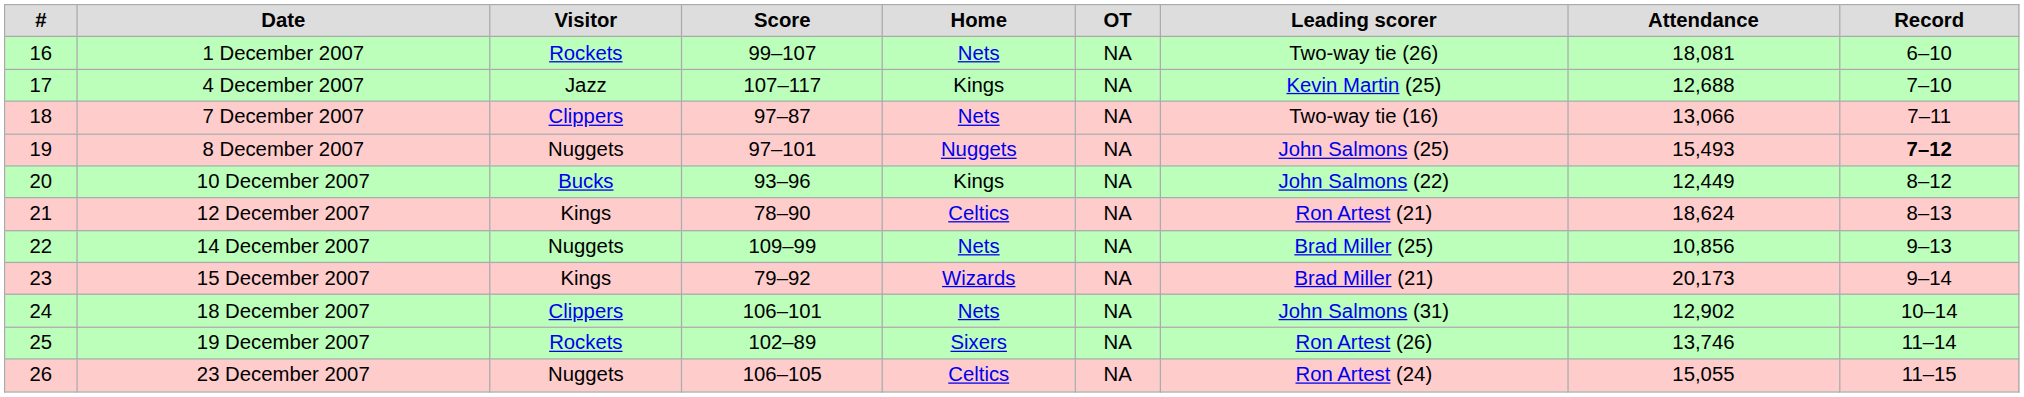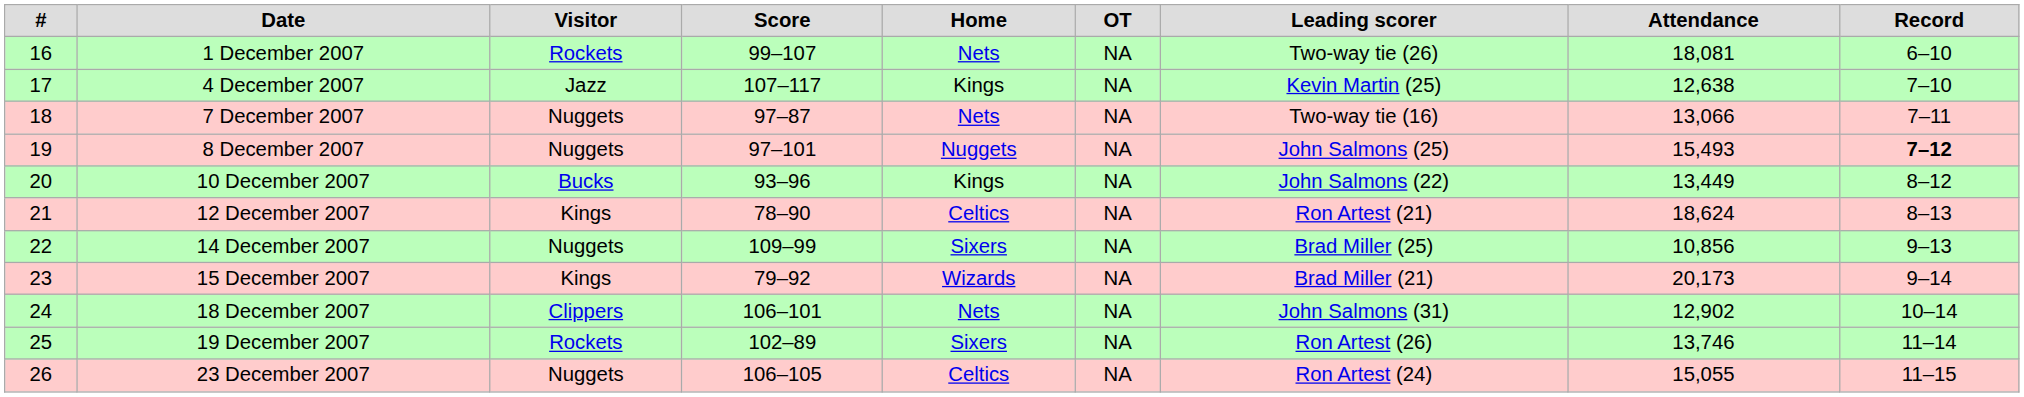(1703, 85) 12,688 -> (1703, 85) 12,638
(586, 117) Clippers -> (586, 117) Nuggets
(1703, 181) 12,449 -> (1703, 181) 13,449
(979, 246) Nets -> (979, 246) Sixers
